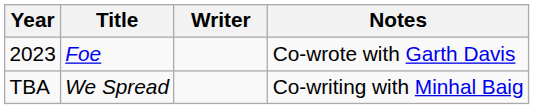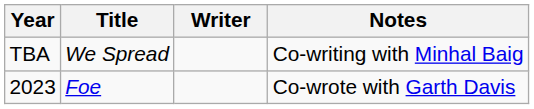rows swapped: (33, 53) <-> (30, 86)
